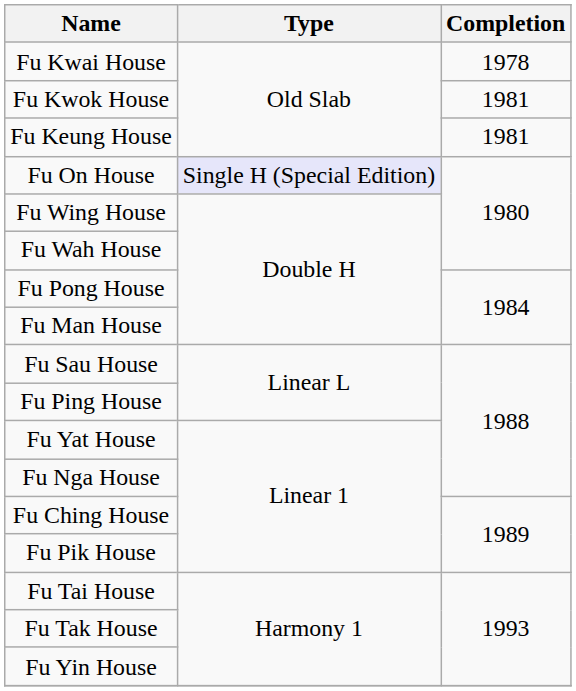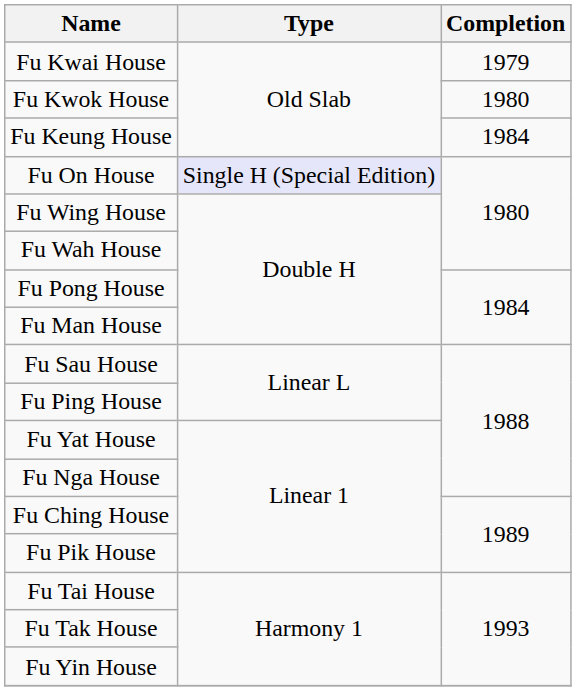(506, 61) 1978 -> (506, 61) 1979
(506, 99) 1981 -> (506, 99) 1980
(506, 136) 1981 -> (506, 136) 1984
